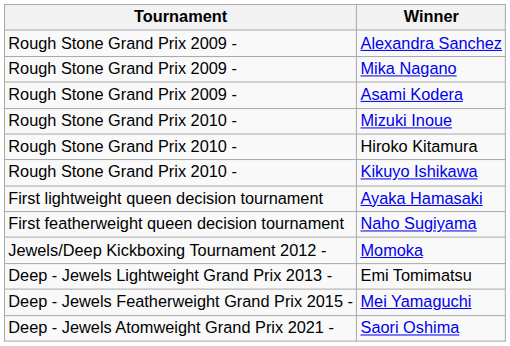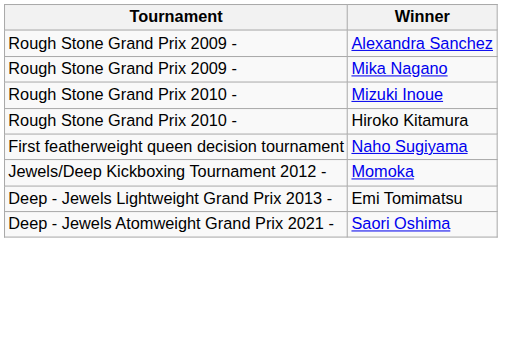- row: (412, 95)
- row: (419, 172)
- row: (422, 198)
- row: (416, 302)
